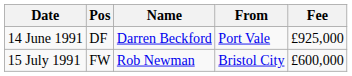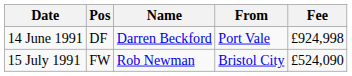(317, 37) £925,000 -> (317, 37) £924,998
(317, 60) £600,000 -> (317, 60) £524,090
